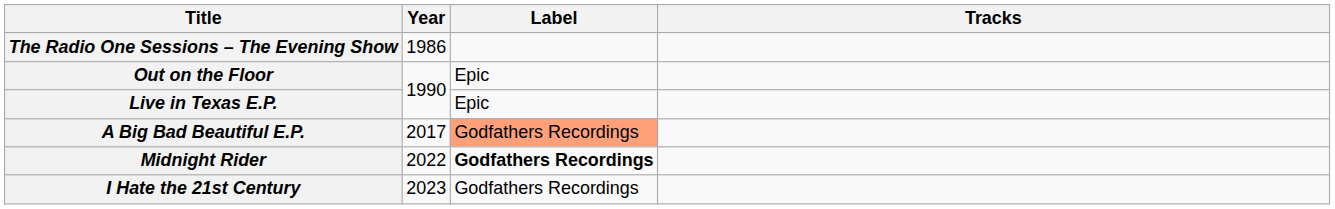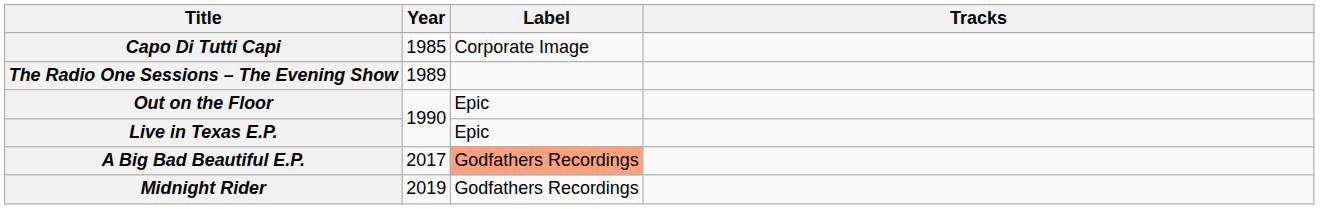+ row: (203, 47)
(426, 47) 1986 -> (426, 75) 1989
(426, 160) 2022 -> (426, 189) 2019
(554, 160) bold -> (547, 189) normal
- row: (203, 189)
